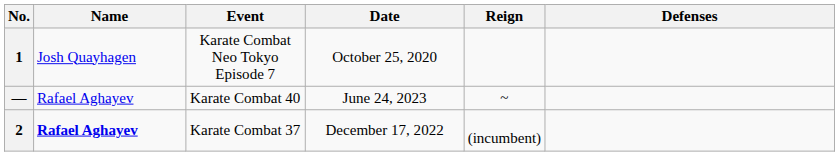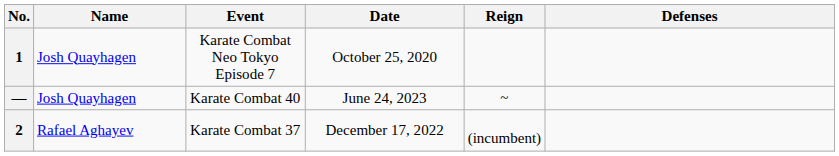(85, 97) Rafael Aghayev -> (87, 97) Josh Quayhagen
(87, 130) bold -> (85, 130) normal
